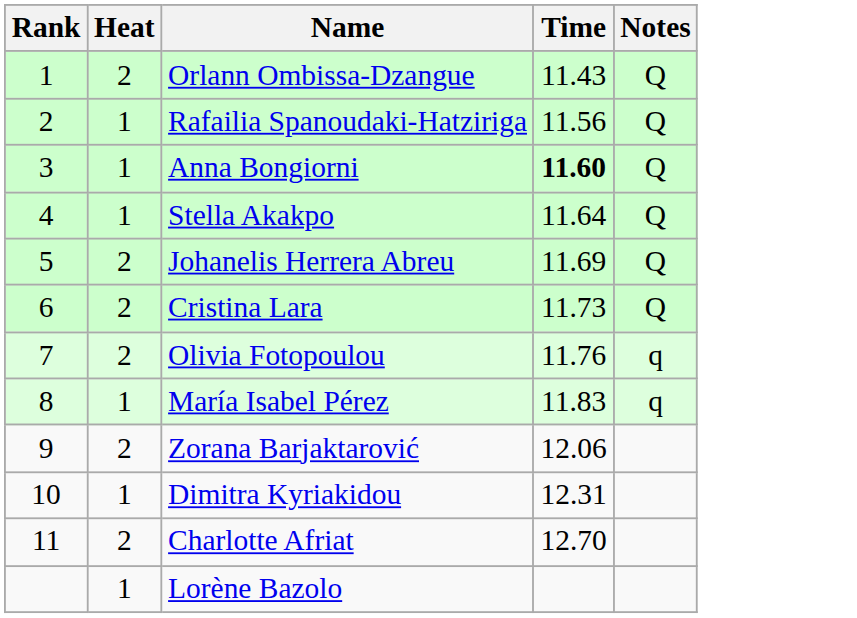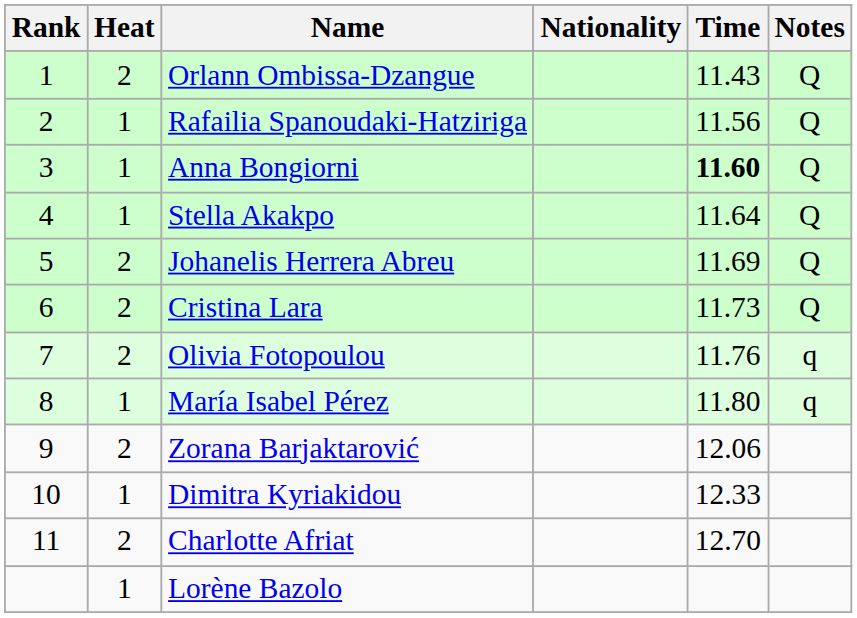+ column: (611, 27)
(574, 401) 11.83 -> (728, 401) 11.80
(574, 494) 12.31 -> (728, 494) 12.33
